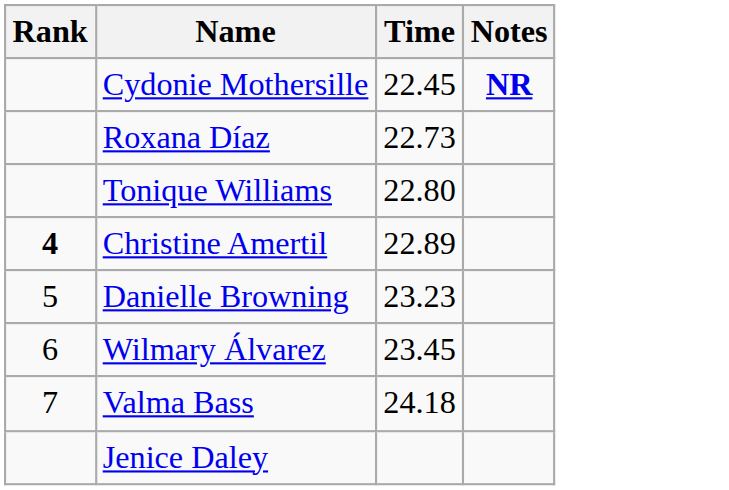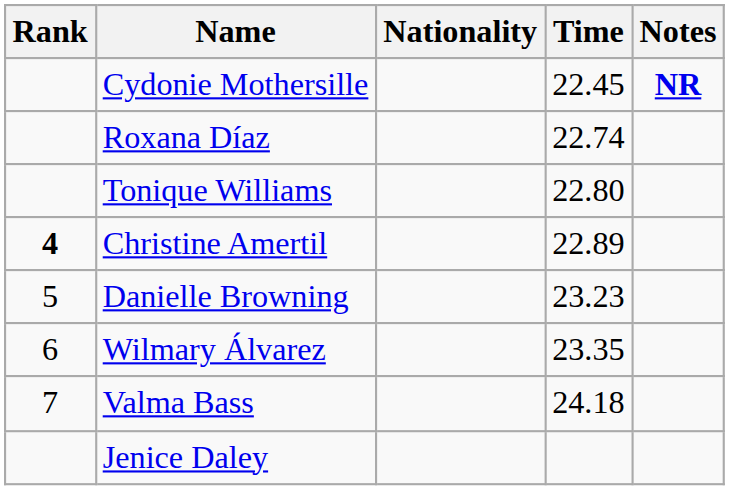+ column: (460, 31)
(420, 137) 22.73 -> (588, 137) 22.74
(420, 350) 23.45 -> (588, 350) 23.35
